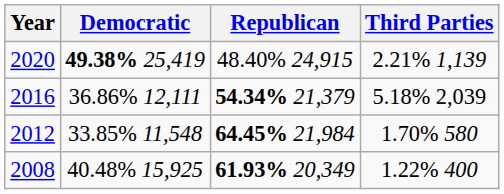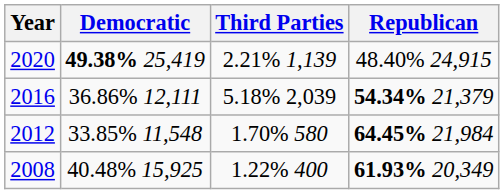columns swapped: (285, 23) <-> (429, 23)
